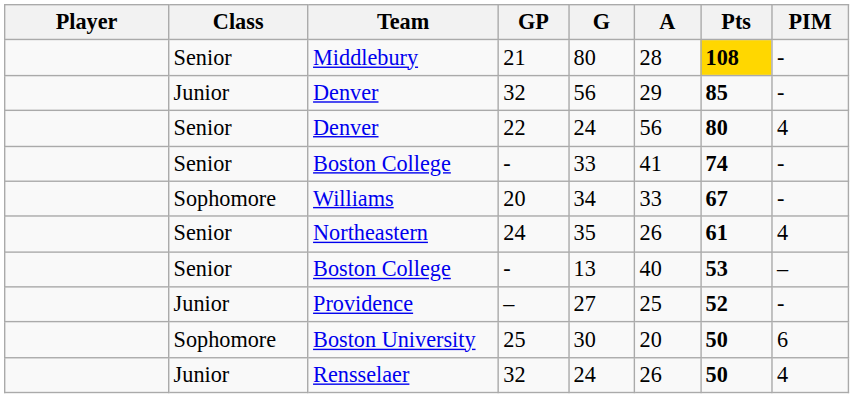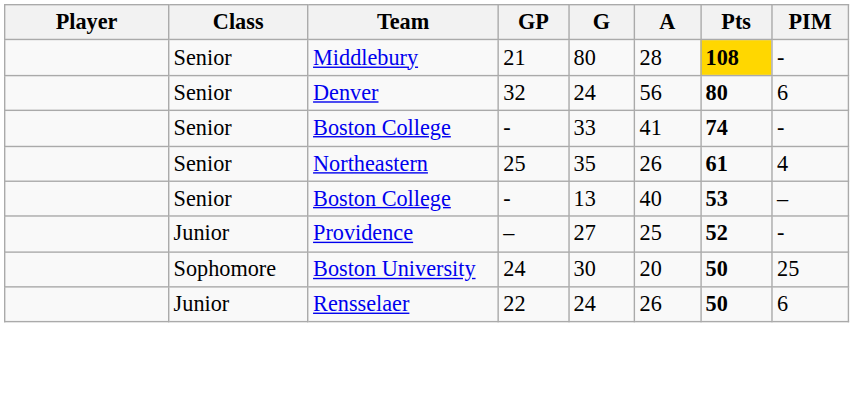- row: (201, 92)
(514, 127) 22 -> (514, 92) 32
(783, 127) 4 -> (783, 92) 6
- row: (225, 198)
(514, 233) 24 -> (514, 163) 25
(514, 339) 25 -> (514, 269) 24
(783, 339) 6 -> (788, 269) 25
(514, 374) 32 -> (514, 304) 22
(783, 374) 4 -> (783, 304) 6
